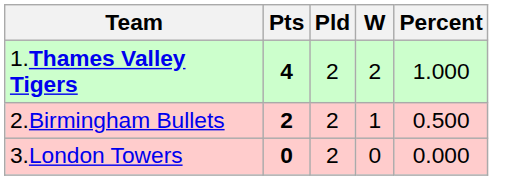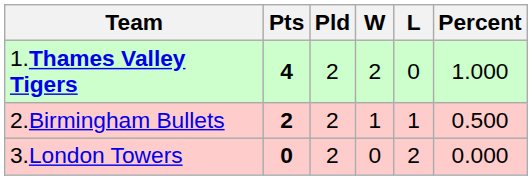+ column: (414, 22)
